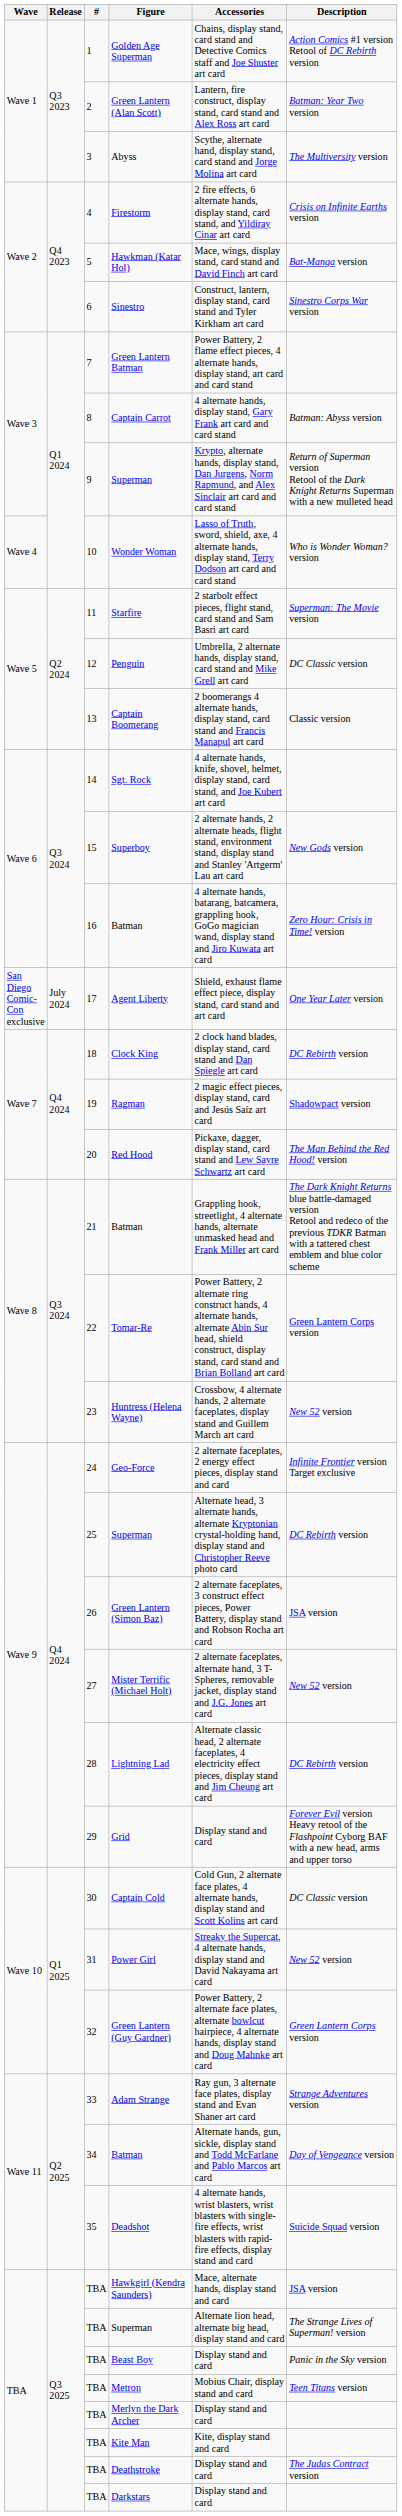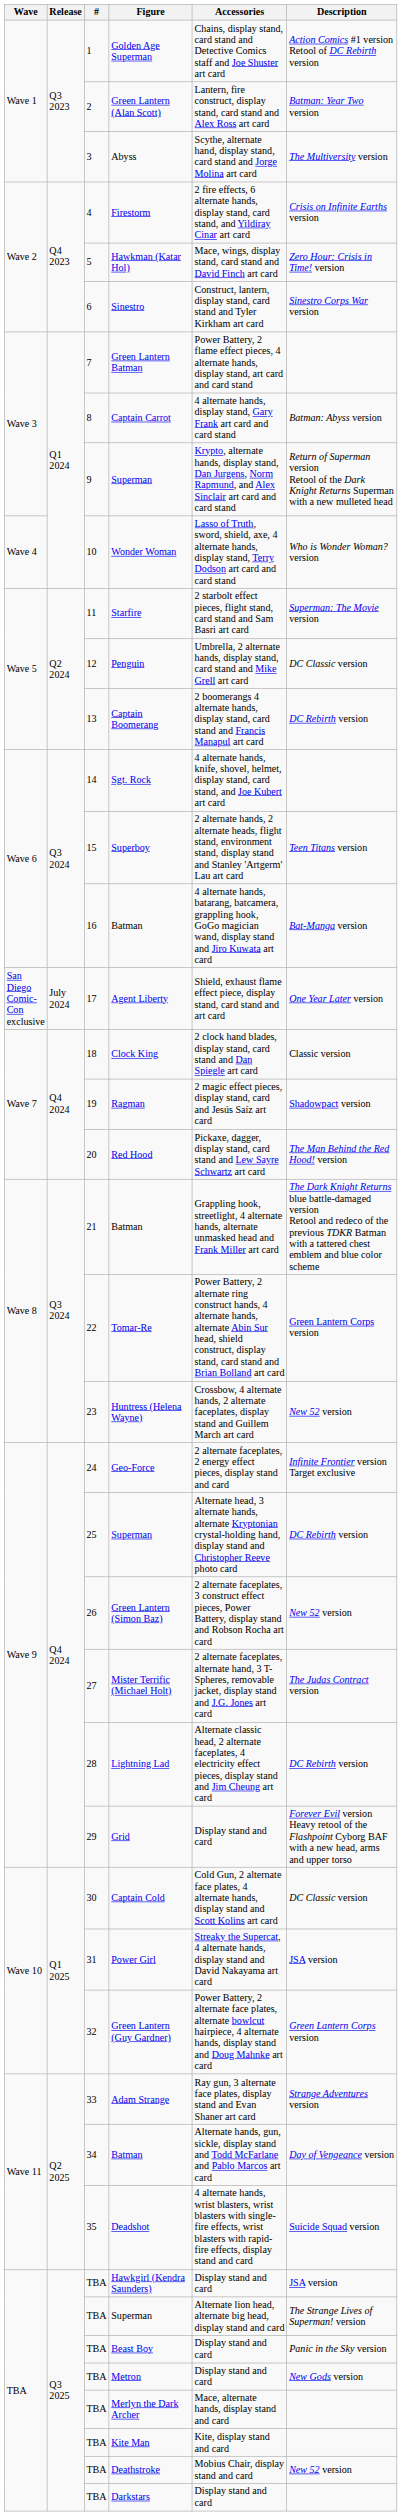(328, 262) Bat-Manga version -> (331, 262) Zero Hour: Crisis in Time! version
(320, 719) Classic version -> (329, 719) DC Rebirth version
(326, 847) New Gods version -> (328, 847) Teen Titans version
(331, 925) Zero Hour: Crisis in Time! version -> (328, 925) Bat-Manga version
(329, 1054) DC Rebirth version -> (320, 1054) Classic version
(313, 1613) JSA version -> (321, 1613) New 52 version
(321, 1685) New 52 version -> (329, 1685) The Judas Contract version
(321, 1959) New 52 version -> (313, 1959) JSA version
(235, 2288) Mace, alternate hands, display stand and card -> (231, 2283) Display stand and card
(239, 2387) Mobius Chair, display stand and card -> (231, 2376) Display stand and card
(328, 2387) Teen Titans version -> (326, 2376) New Gods version
(231, 2415) Display stand and card -> (235, 2409) Mace, alternate hands, display stand and card
(231, 2469) Display stand and card -> (239, 2469) Mobius Chair, display stand and card
(329, 2469) The Judas Contract version -> (321, 2469) New 52 version
